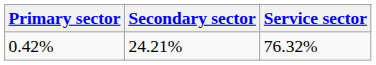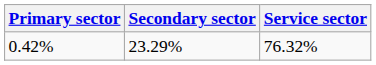(155, 45) 24.21% -> (155, 45) 23.29%
